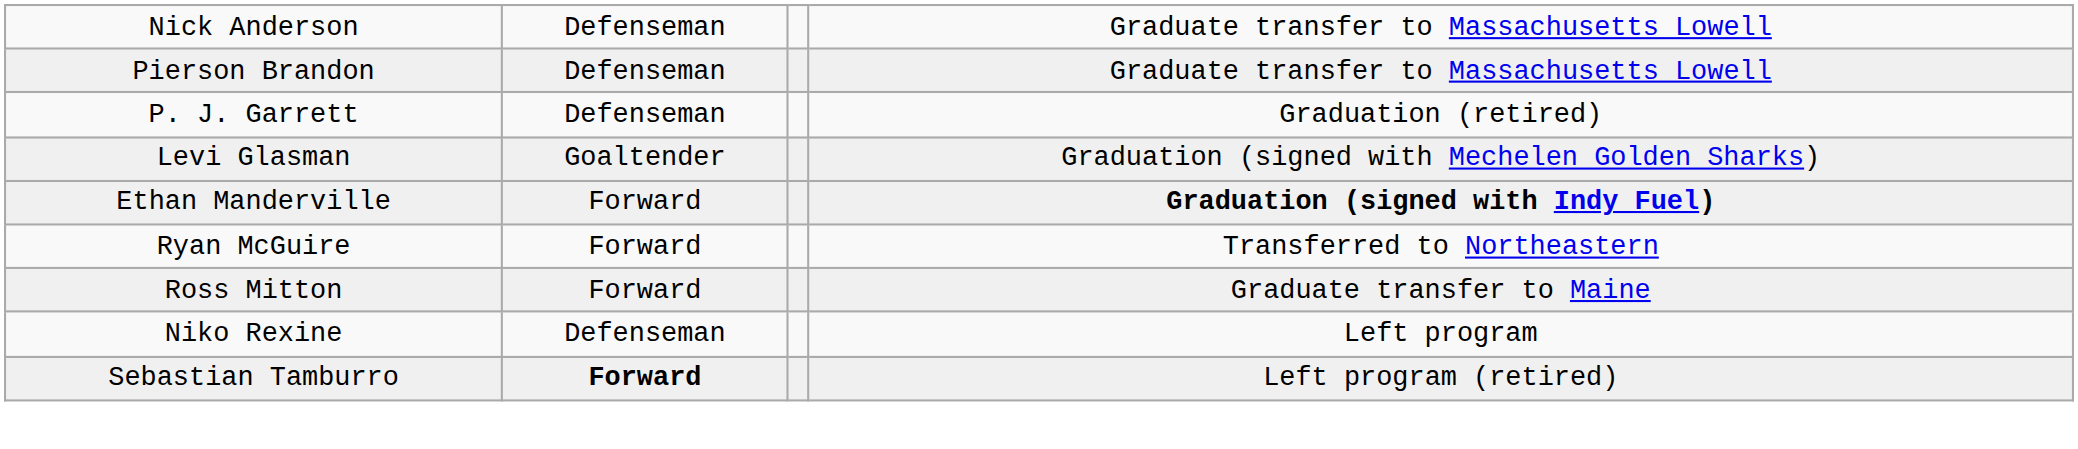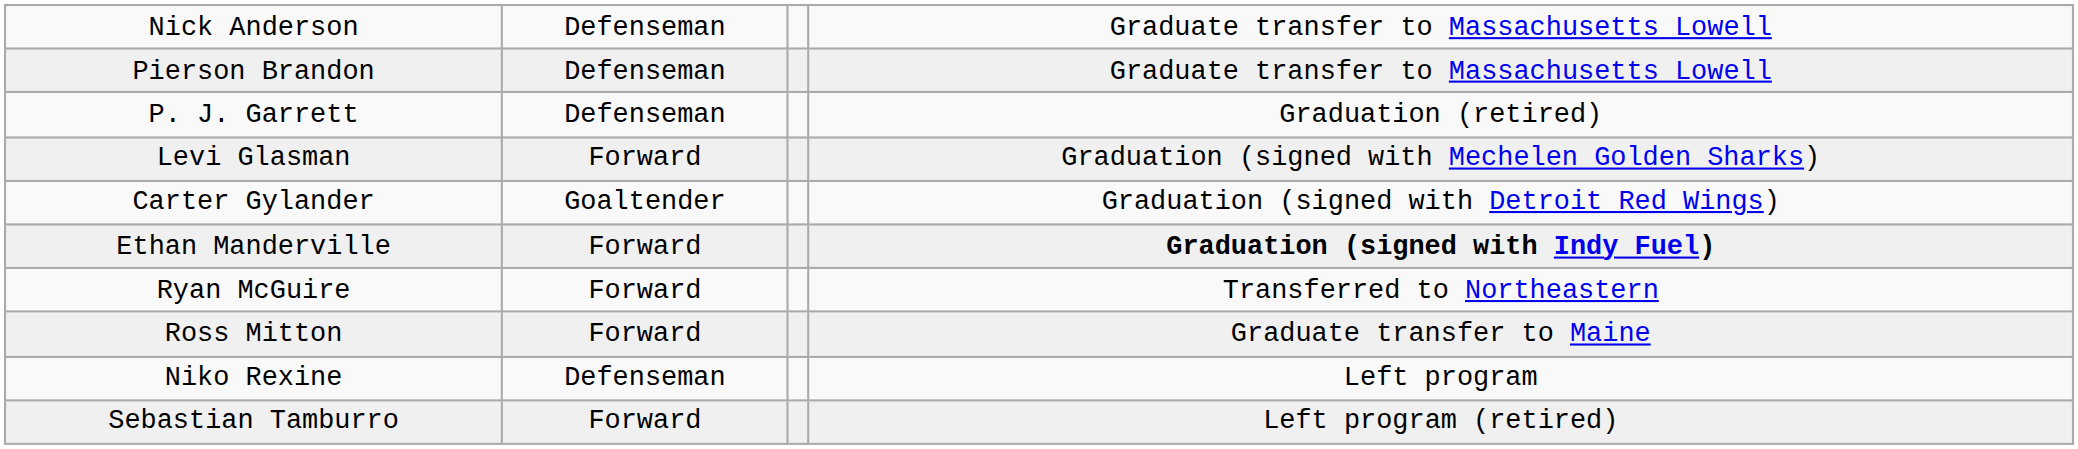(645, 159) Goaltender -> (645, 159) Forward
+ row: (254, 202)
(645, 378) bold -> (645, 422) normal
